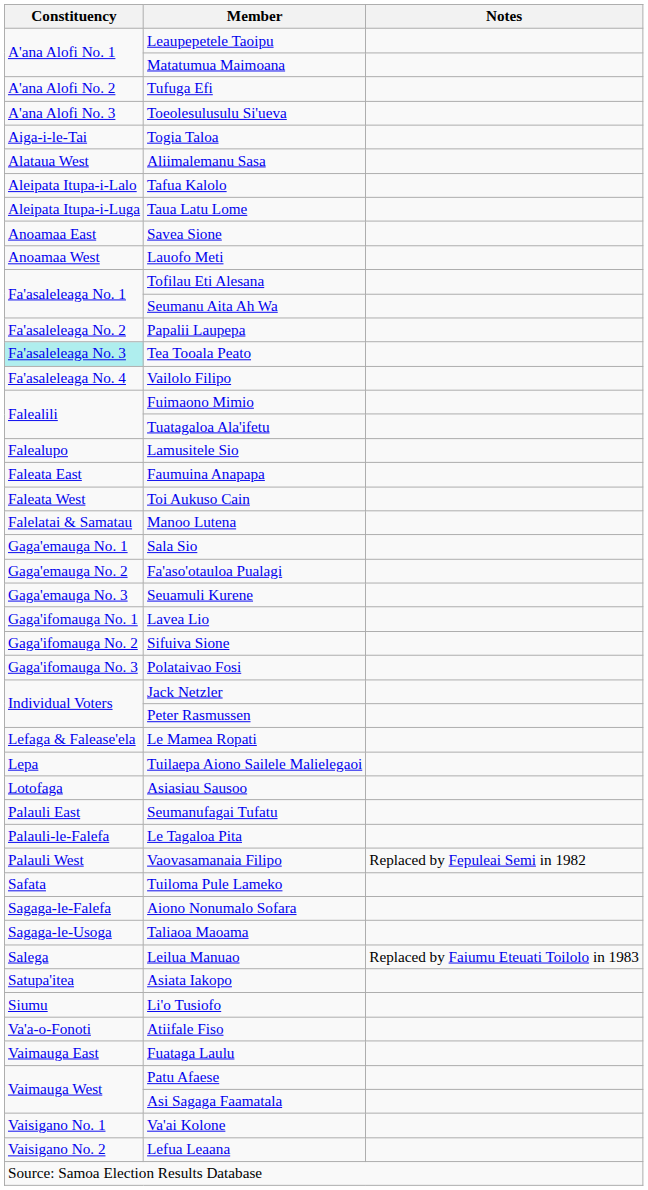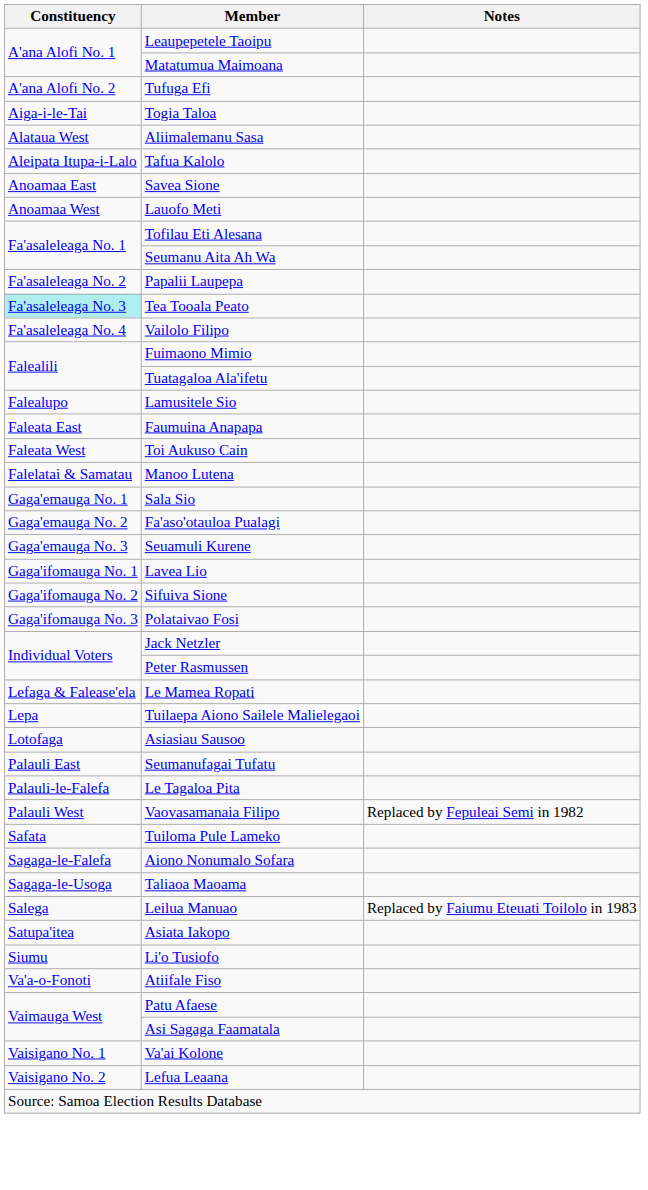- row: (217, 112)
- row: (197, 209)
- row: (191, 1053)
